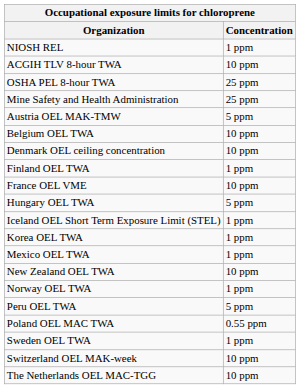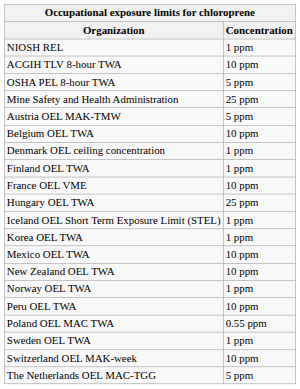(242, 82) 25 ppm -> (239, 82) 5 ppm
(242, 151) 10 ppm -> (239, 151) 1 ppm
(239, 202) 5 ppm -> (242, 202) 25 ppm
(239, 254) 1 ppm -> (242, 254) 10 ppm
(239, 306) 5 ppm -> (242, 306) 10 ppm
(242, 375) 10 ppm -> (239, 375) 5 ppm
